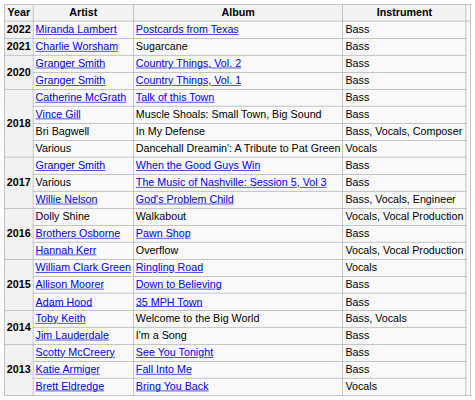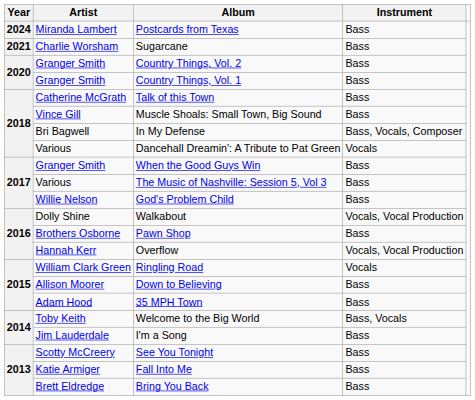(19, 30) 2022 -> (19, 30) 2024
(401, 200) Bass, Vocals, Engineer -> (357, 200) Bass
(361, 387) Vocals -> (357, 387) Bass
